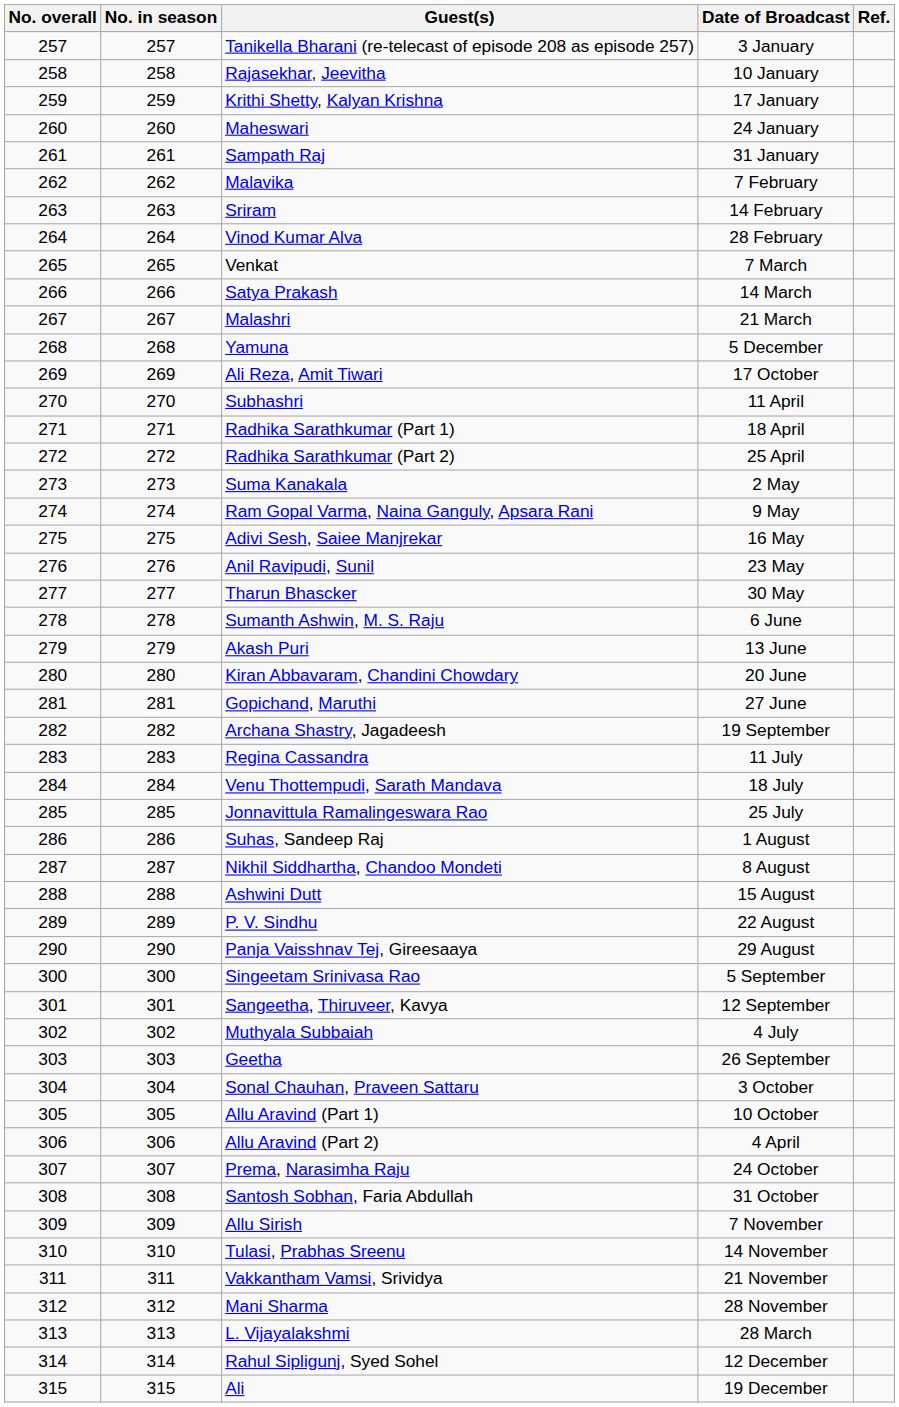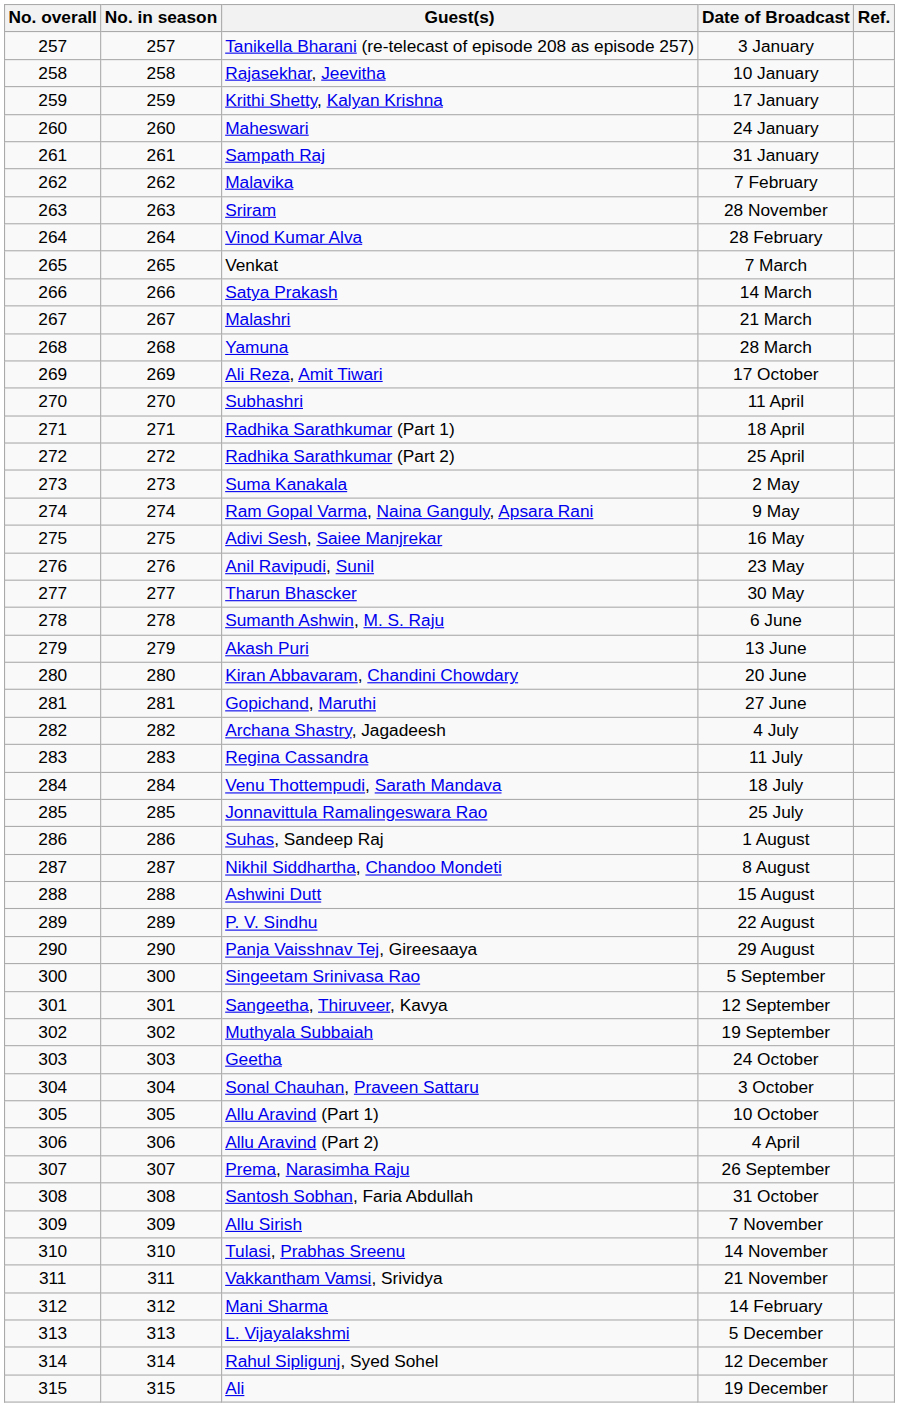(776, 210) 14 February -> (776, 210) 28 November
(776, 347) 5 December -> (776, 347) 28 March
(776, 730) 19 September -> (776, 730) 4 July
(776, 1032) 4 July -> (776, 1032) 19 September
(776, 1059) 26 September -> (776, 1059) 24 October
(776, 1169) 24 October -> (776, 1169) 26 September
(776, 1306) 28 November -> (776, 1306) 14 February
(776, 1333) 28 March -> (776, 1333) 5 December
